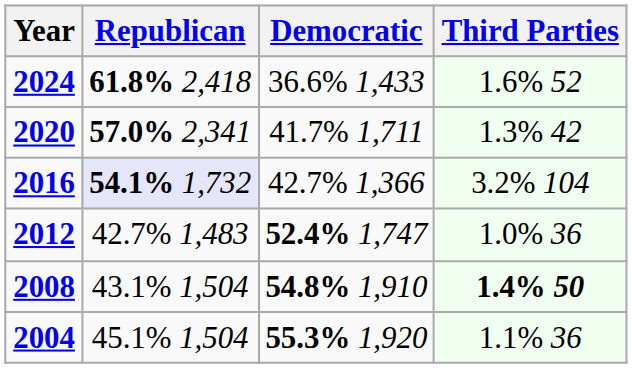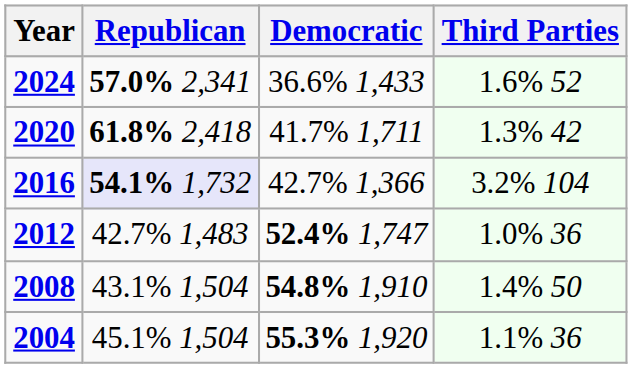(170, 81) 61.8% 2,418 -> (170, 81) 57.0% 2,341
(170, 132) 57.0% 2,341 -> (170, 132) 61.8% 2,418
(530, 285) bold -> (530, 285) normal
